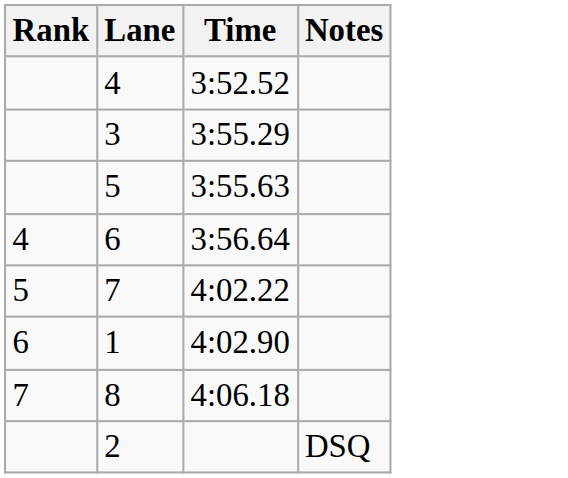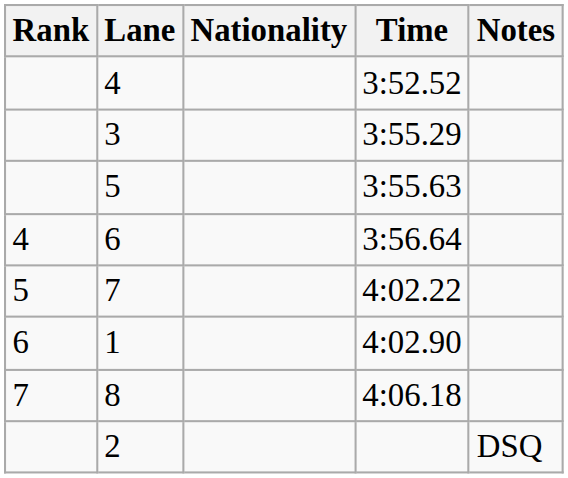+ column: (269, 30)
